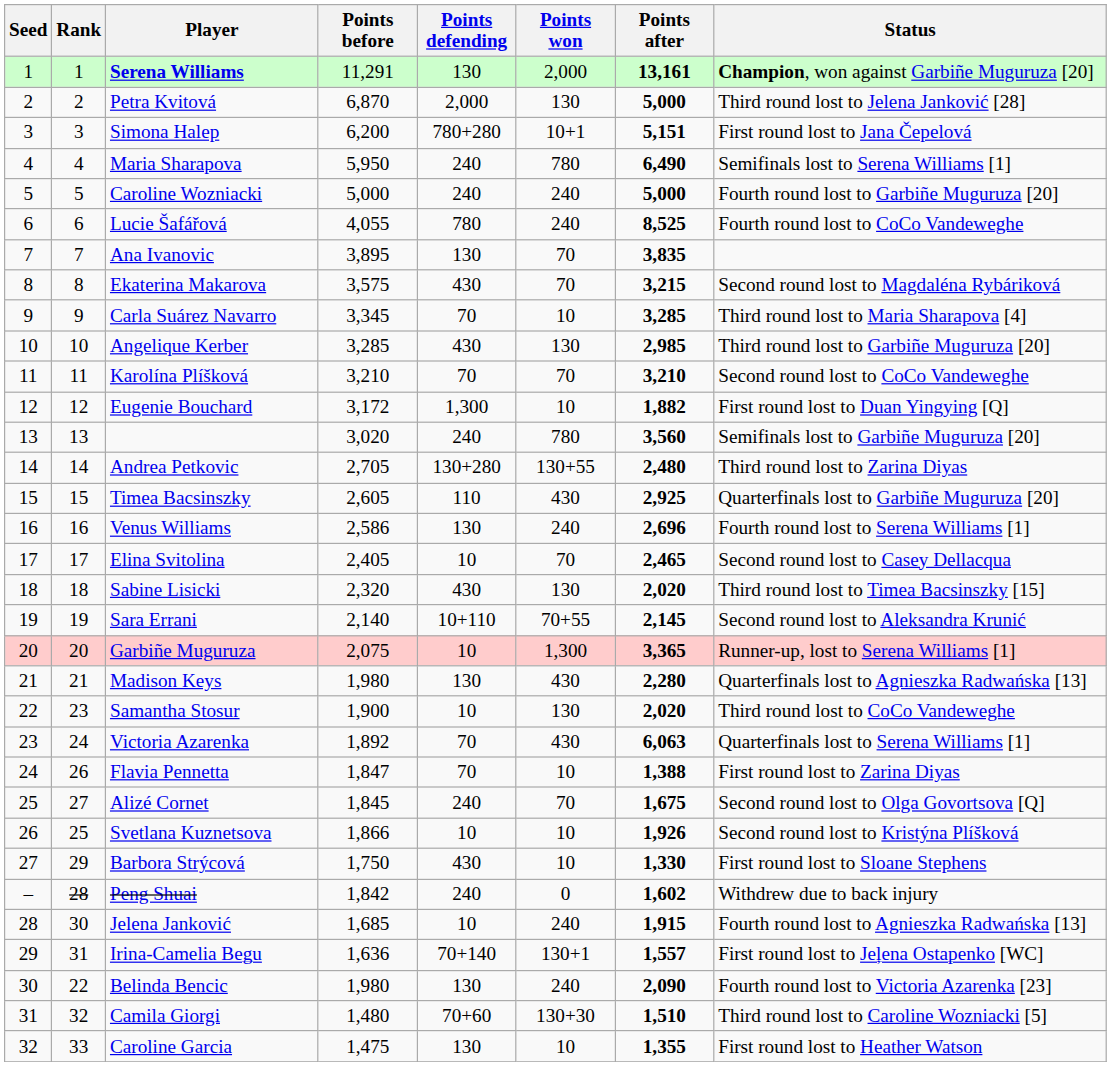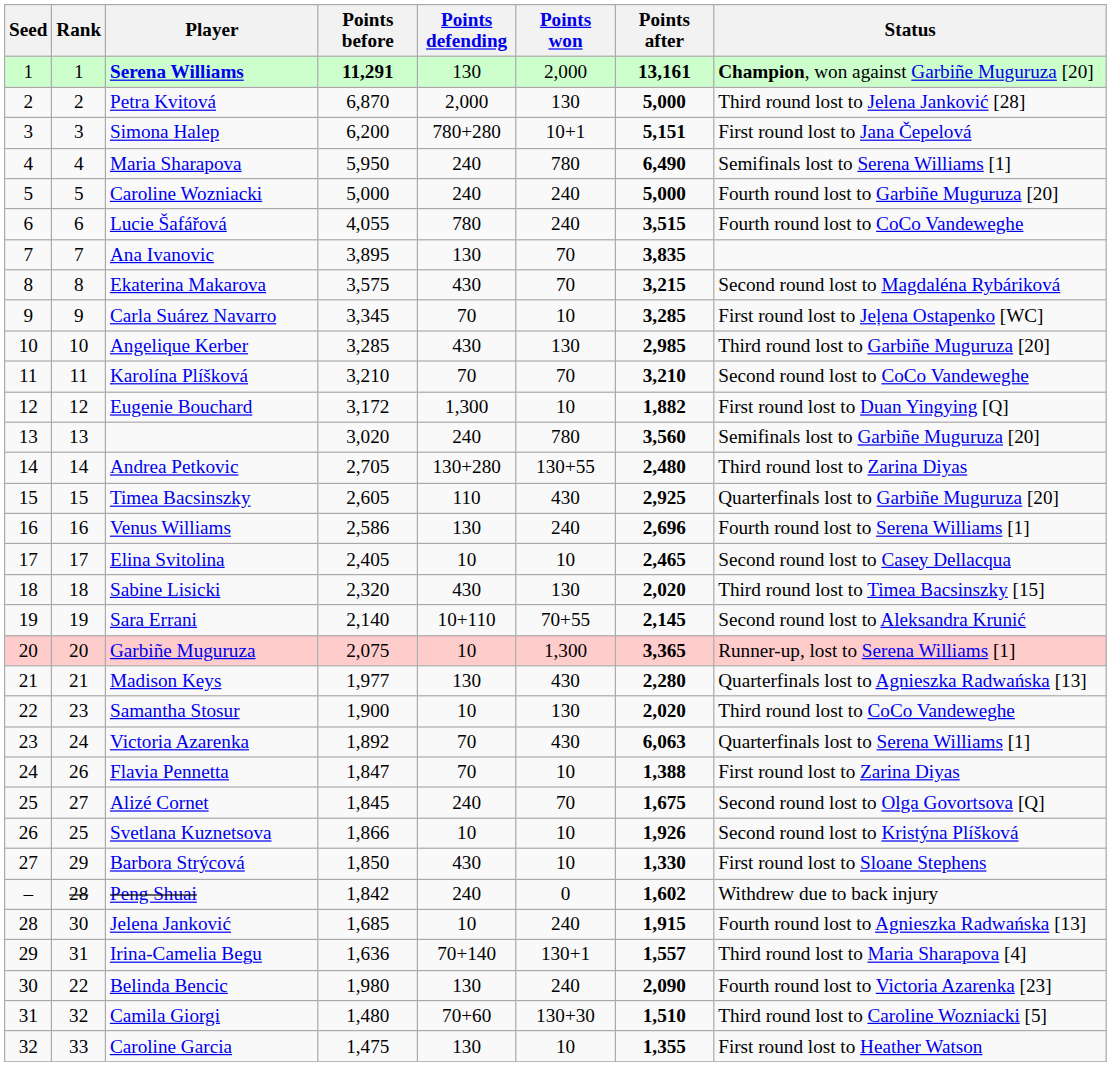(368, 71) normal -> (368, 71) bold
(664, 224) 8,525 -> (664, 224) 3,515
(872, 315) Third round lost to Maria Sharapova [4] -> (881, 315) First round lost to Jeļena Ostapenko [WC]
(566, 558) 70 -> (566, 558) 10
(368, 680) 1,980 -> (368, 680) 1,977
(368, 863) 1,750 -> (368, 863) 1,850
(881, 954) First round lost to Jeļena Ostapenko [WC] -> (872, 954) Third round lost to Maria Sharapova [4]
